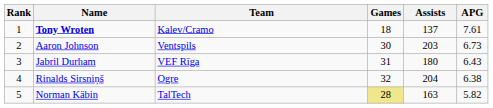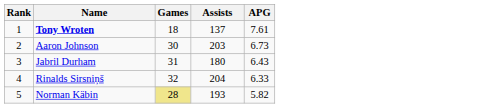- column: (262, 12)
(472, 78) 6.38 -> (260, 78) 6.33
(430, 95) 163 -> (217, 95) 193
